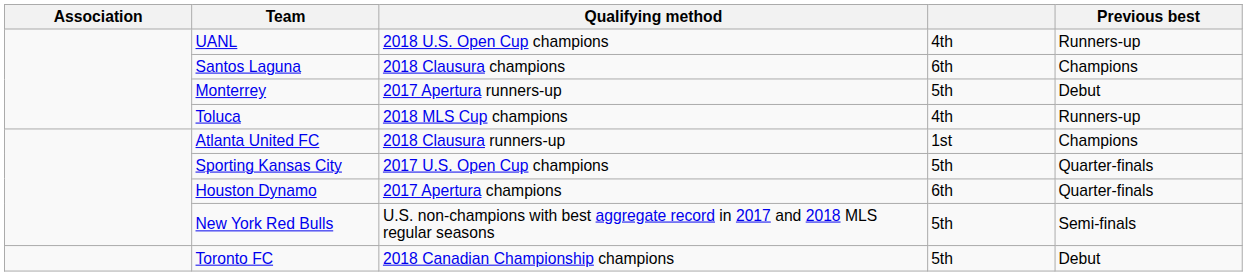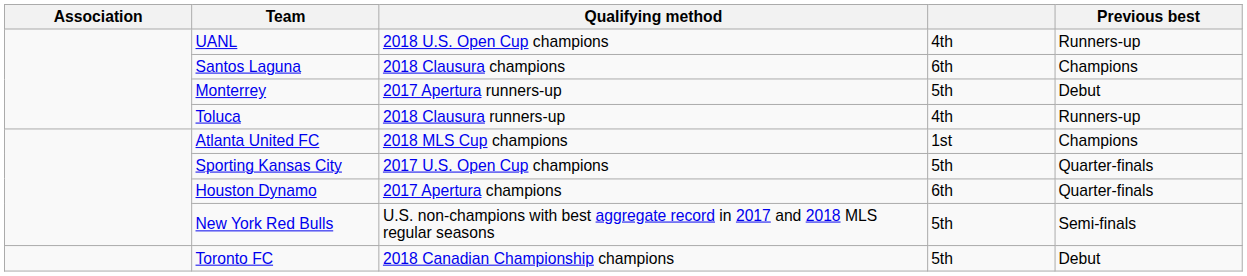(475, 116) 2018 MLS Cup champions -> (474, 116) 2018 Clausura runners-up
(474, 141) 2018 Clausura runners-up -> (475, 141) 2018 MLS Cup champions
